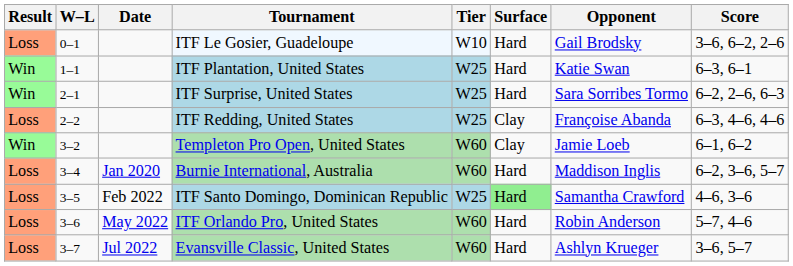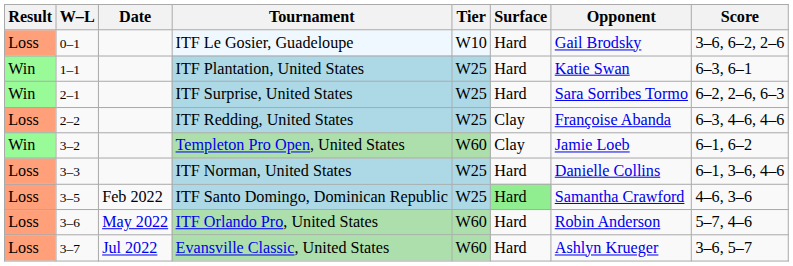+ row: (264, 171)
- row: (274, 171)
